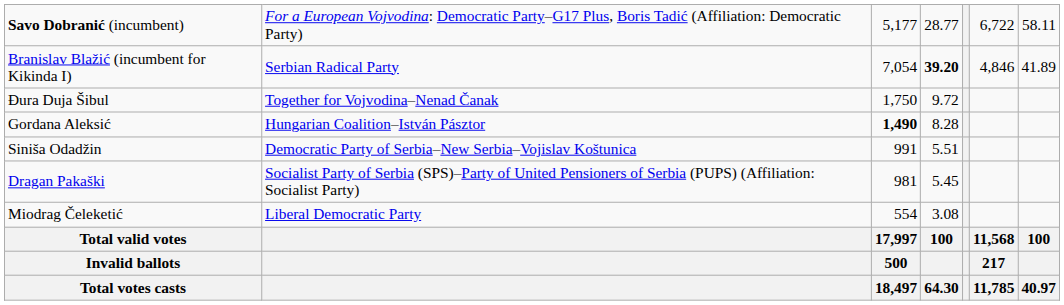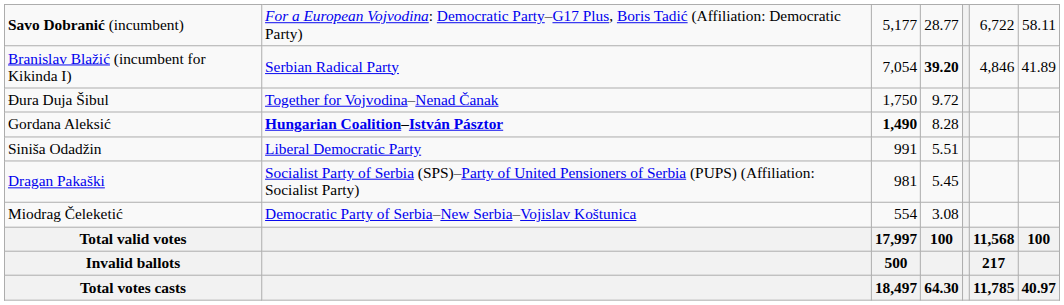(375, 124) normal -> (384, 124) bold
(451, 148) Democratic Party of Serbia–New Serbia–Vojislav Koštunica -> (343, 148) Liberal Democratic Party
(343, 214) Liberal Democratic Party -> (451, 214) Democratic Party of Serbia–New Serbia–Vojislav Koštunica
